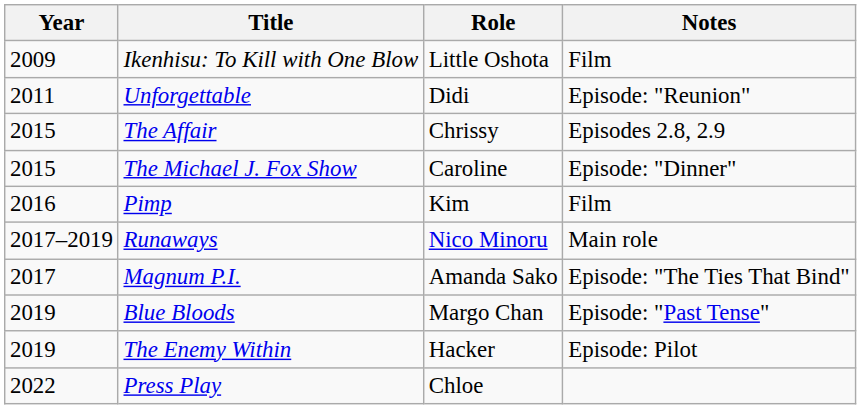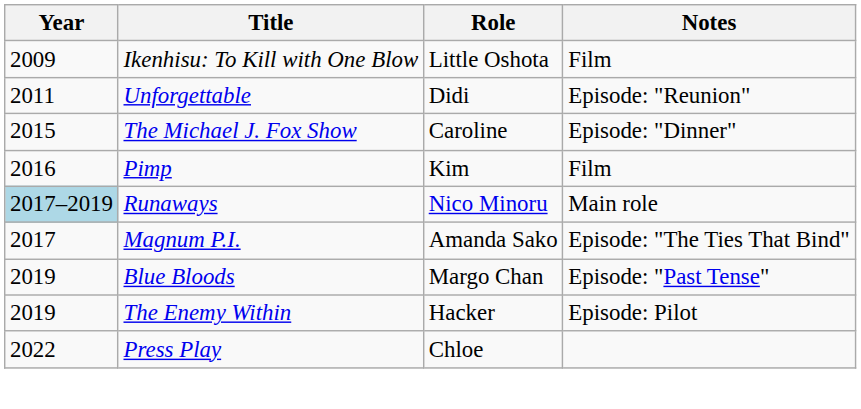- row: (170, 131)
(61, 240) no background -> (61, 204) lightblue background
